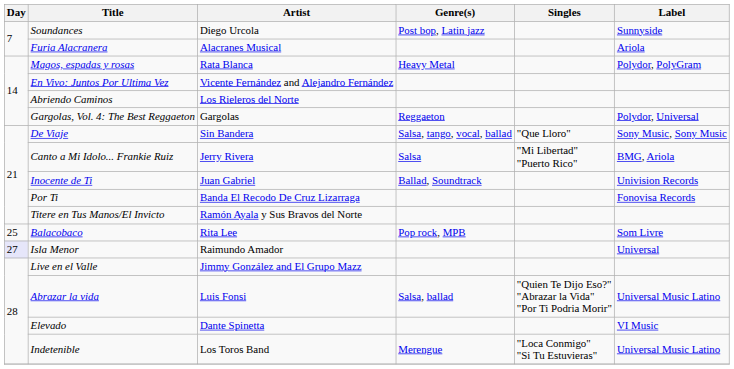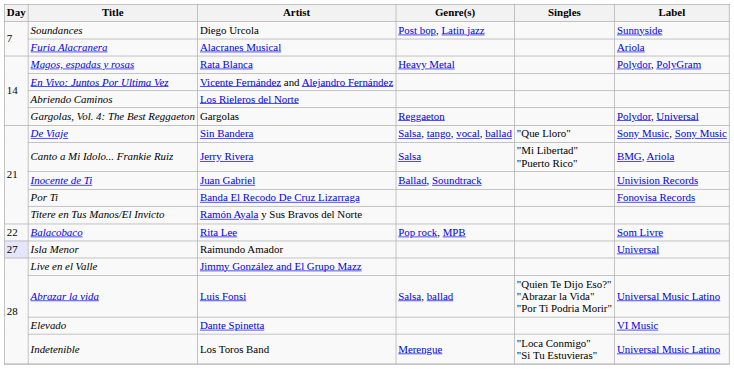(12, 232) 25 -> (12, 232) 22
